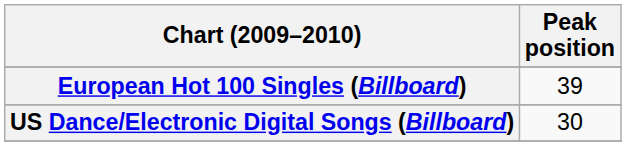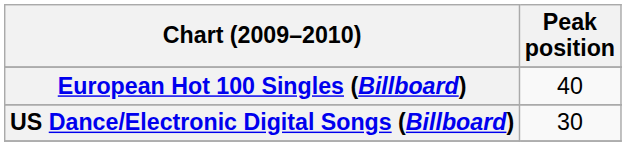(570, 85) 39 -> (570, 85) 40
